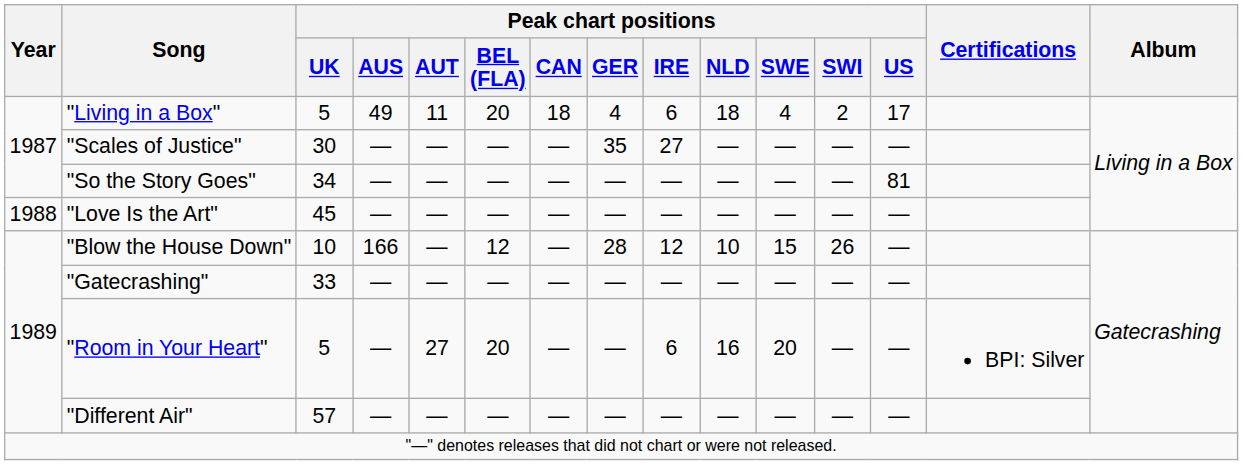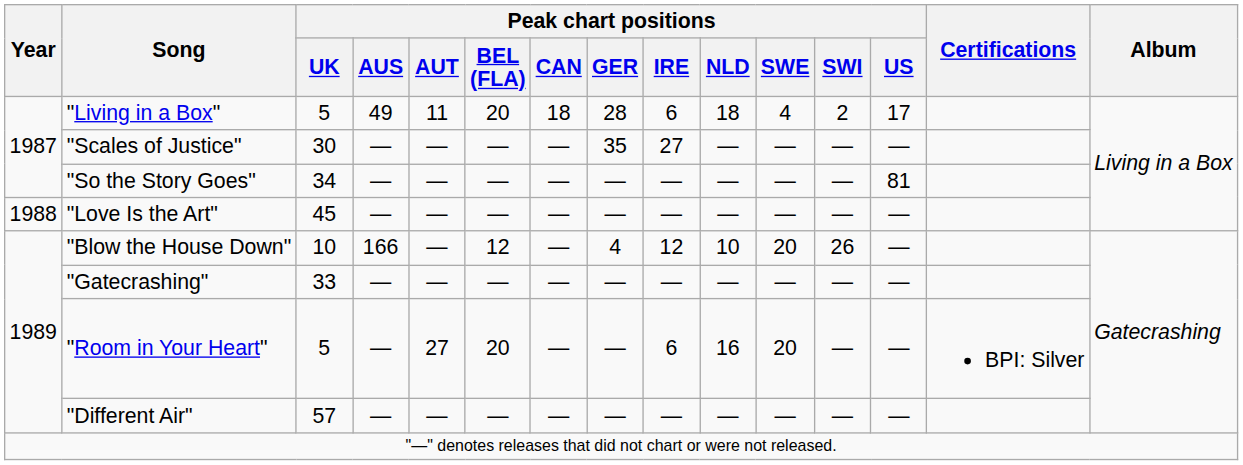(615, 112) 4 -> (615, 112) 28
(615, 247) 28 -> (615, 247) 4
(785, 247) 15 -> (785, 247) 20
